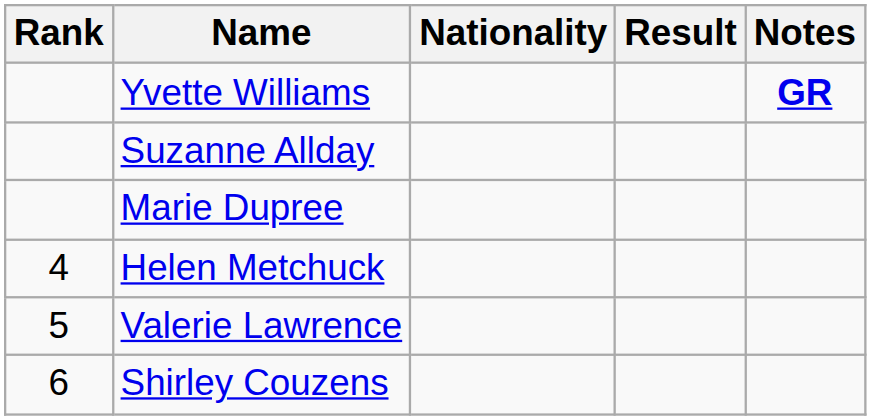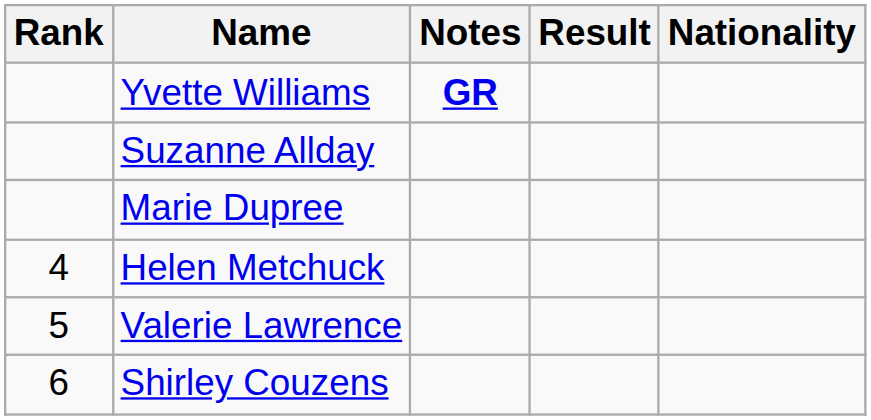columns swapped: (513, 33) <-> (805, 33)
